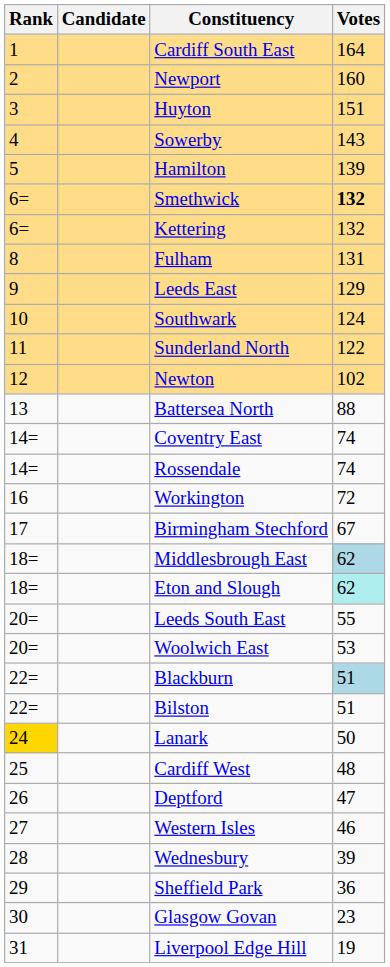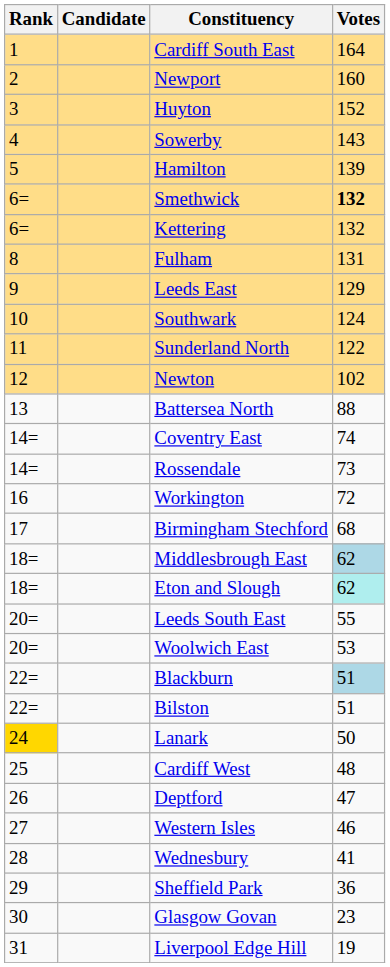(351, 109) 151 -> (351, 109) 152
(346, 468) 74 -> (346, 468) 73
(346, 528) 67 -> (346, 528) 68
(346, 857) 39 -> (346, 857) 41
